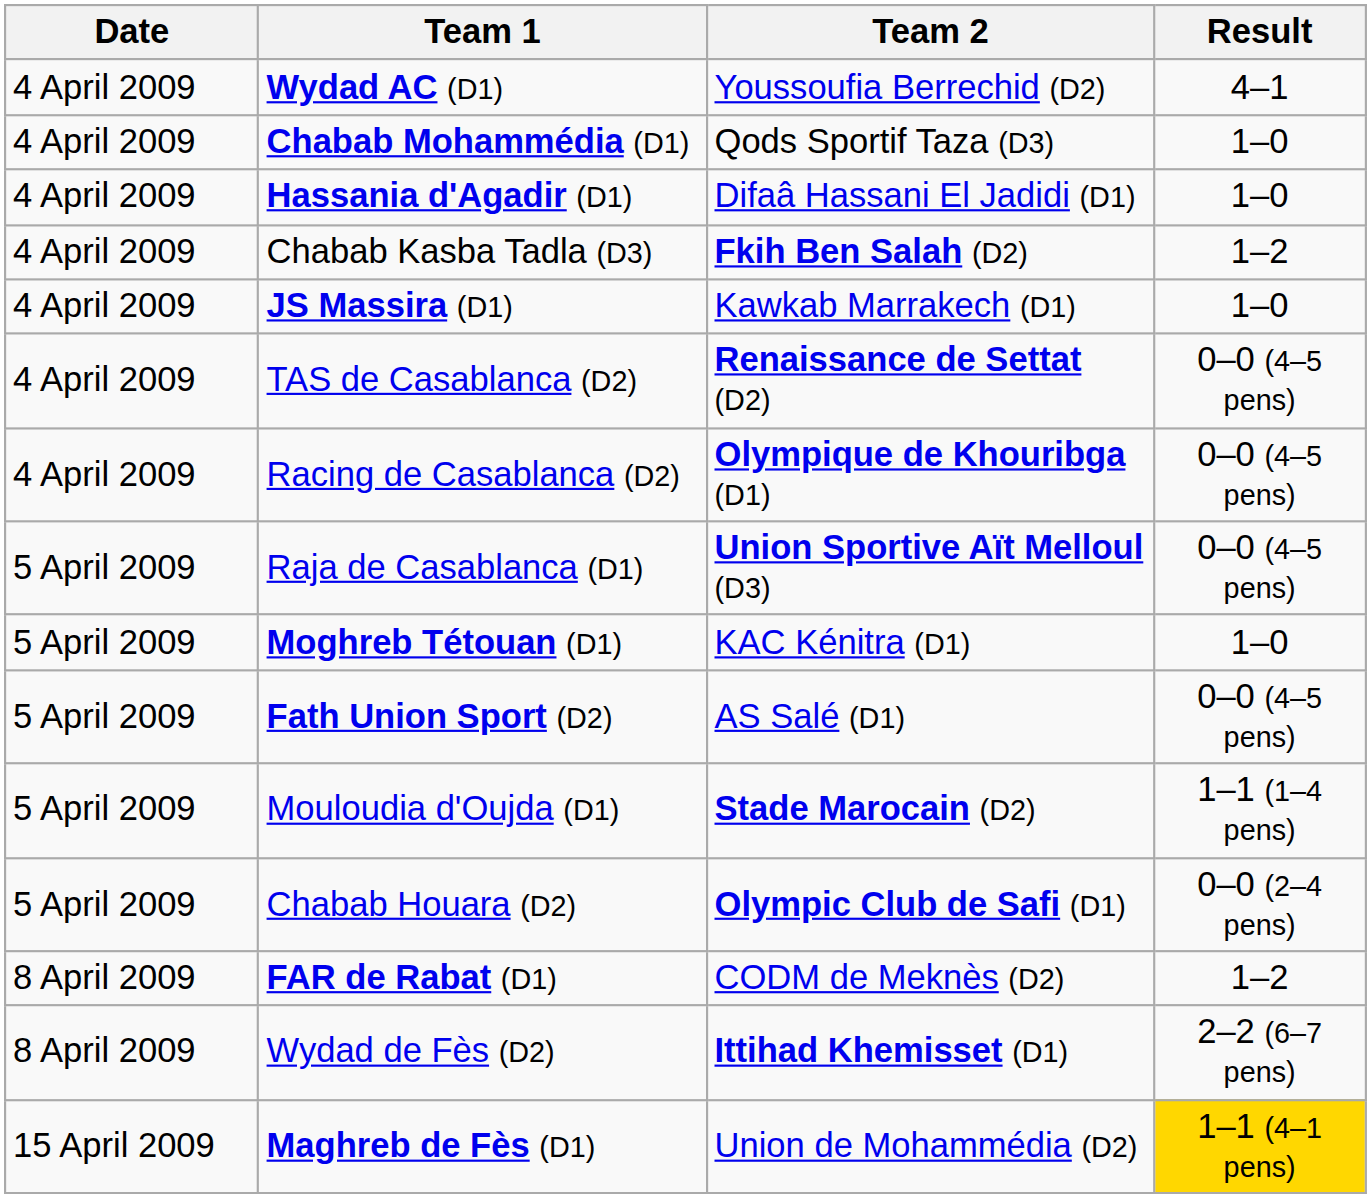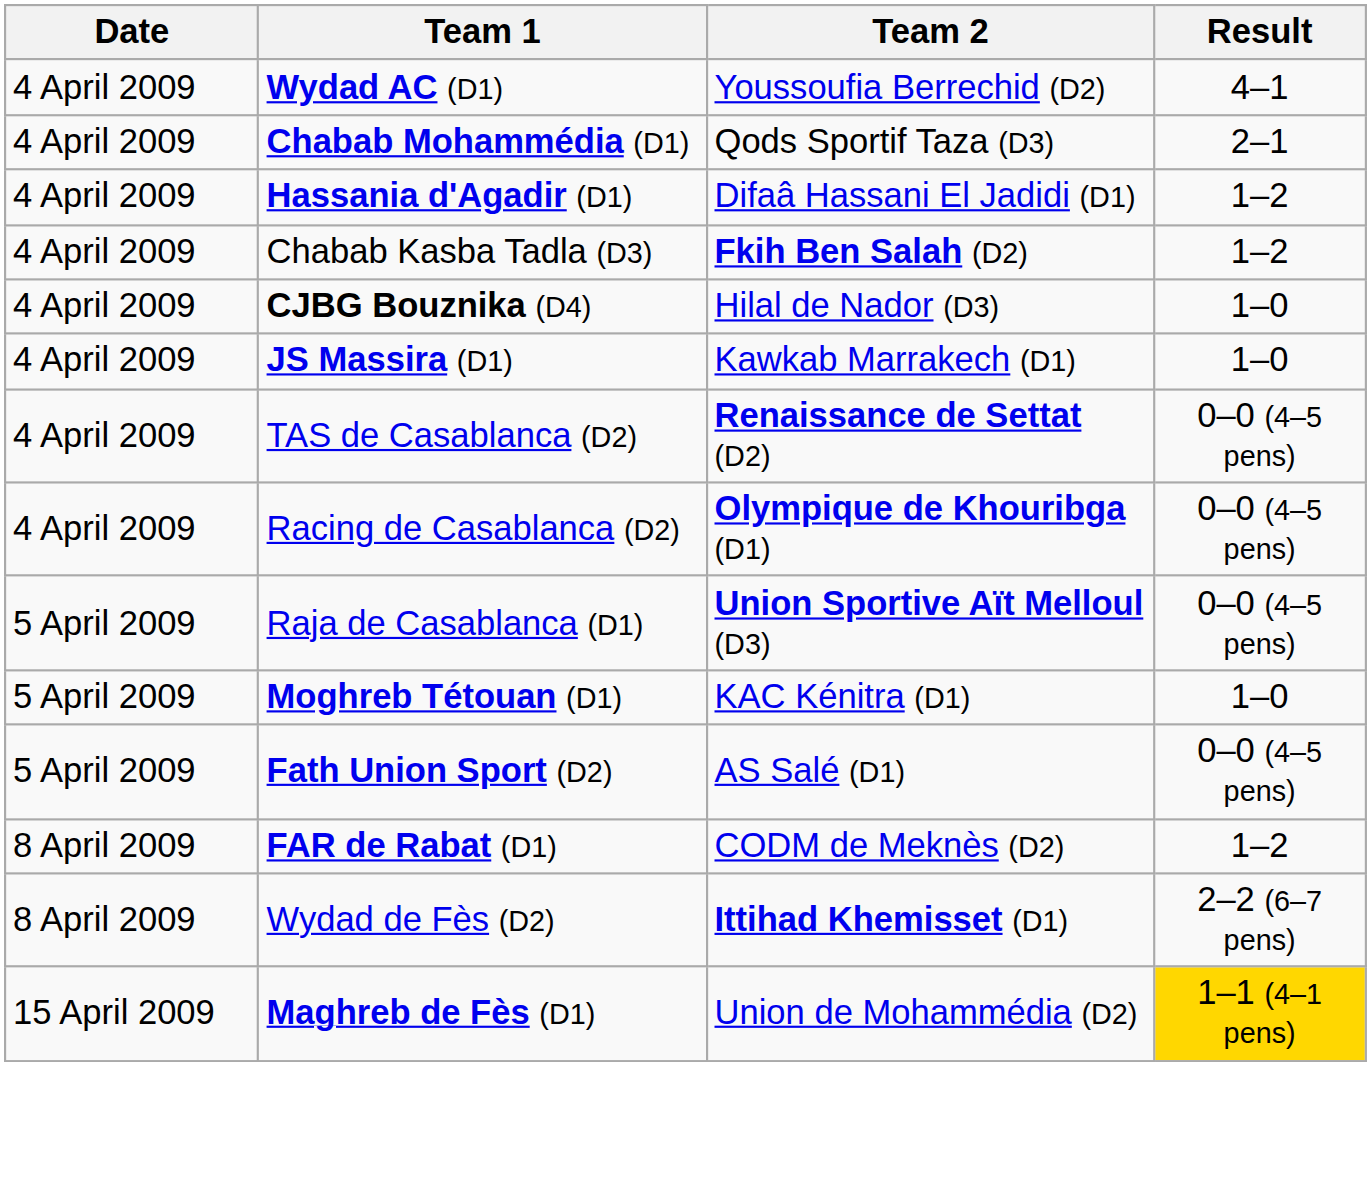(1260, 141) 1–0 -> (1260, 141) 2–1
(1260, 196) 1–0 -> (1260, 196) 1–2
+ row: (429, 305)
- row: (443, 809)
- row: (421, 903)
